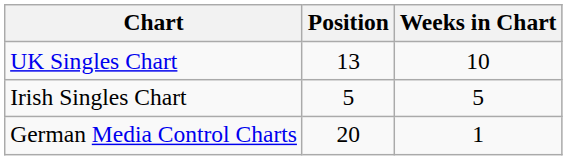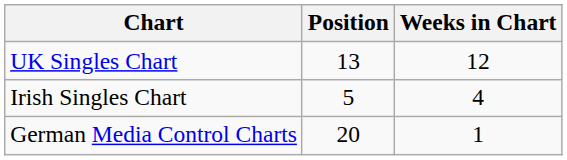(478, 60) 10 -> (478, 60) 12
(478, 97) 5 -> (478, 97) 4
